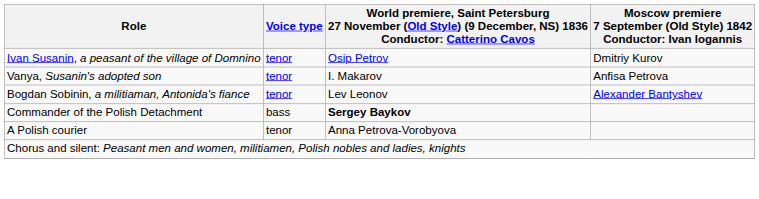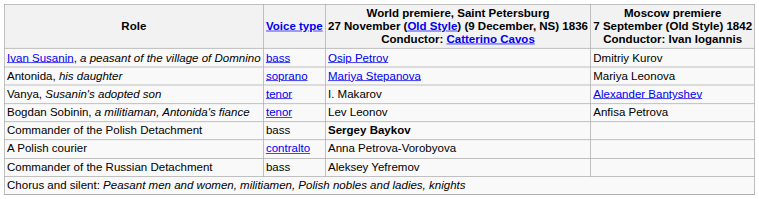(279, 57) tenor -> (278, 57) bass
+ row: (65, 76)
(631, 76) Anfisa Petrova -> (648, 94) Alexander Bantyshev
(648, 94) Alexander Bantyshev -> (631, 112) Anfisa Petrova
(279, 130) tenor -> (288, 149) contralto
+ row: (110, 167)
